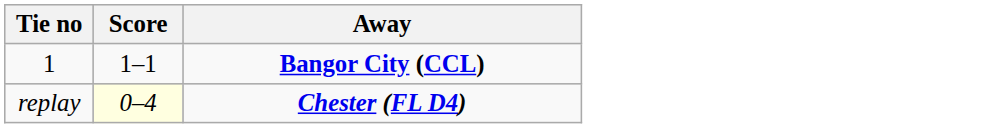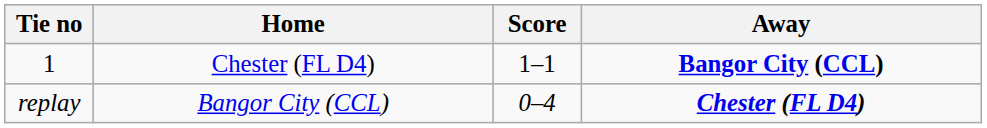+ column: (293, 24)
(138, 102) lightyellow background -> (537, 102) no background
